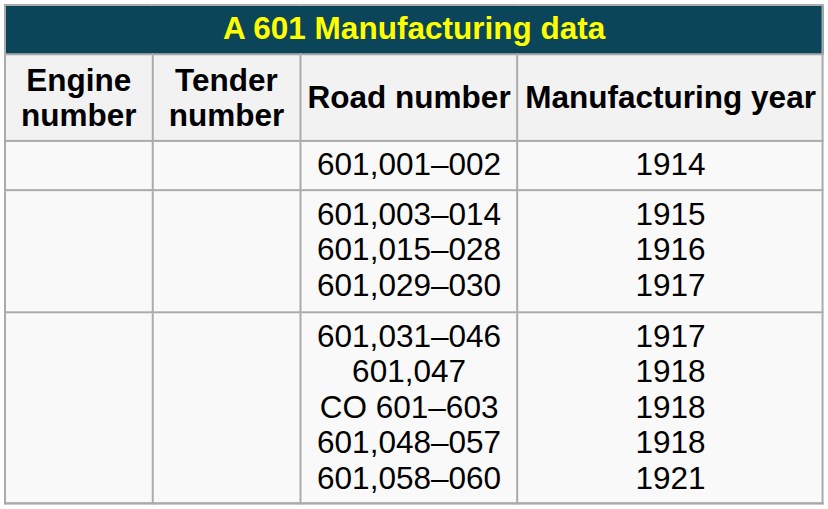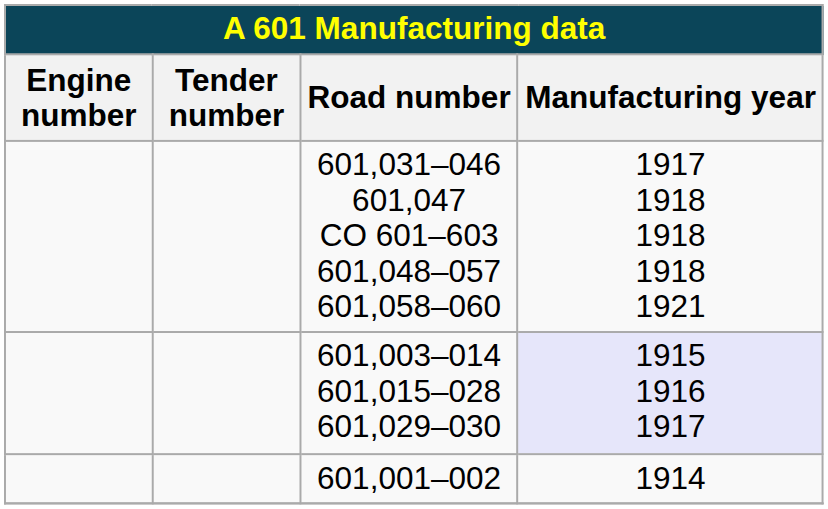rows swapped: (409, 164) <-> (409, 406)
(671, 250) no background -> (671, 392) lavender background
